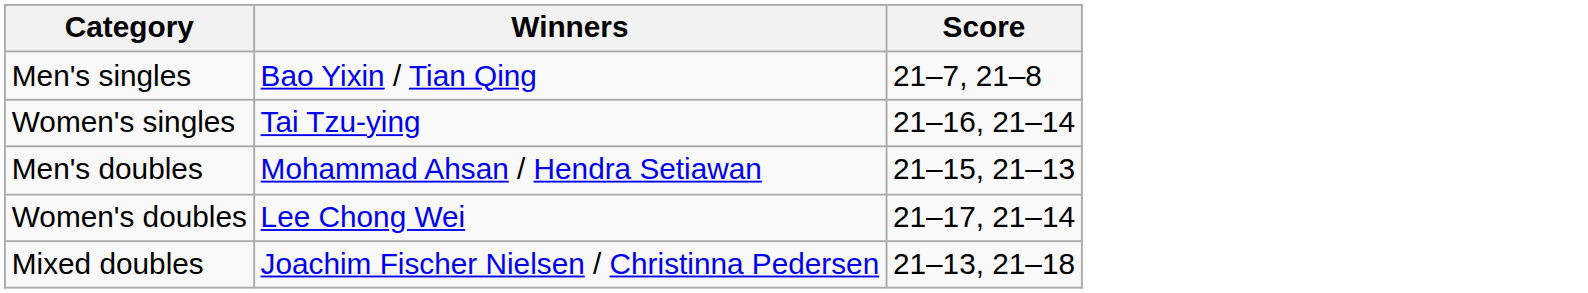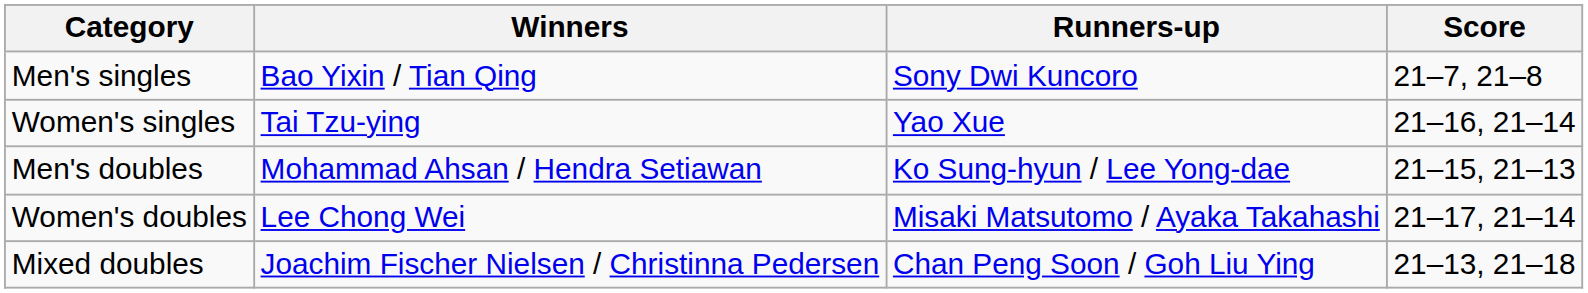+ column: (1136, 28)
